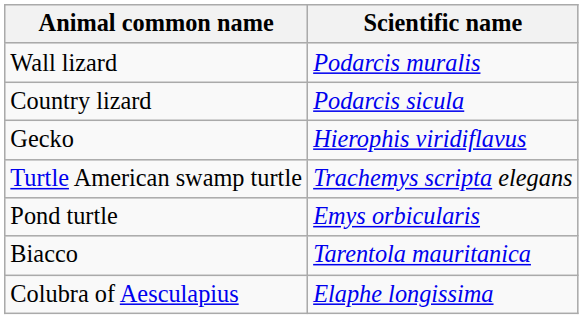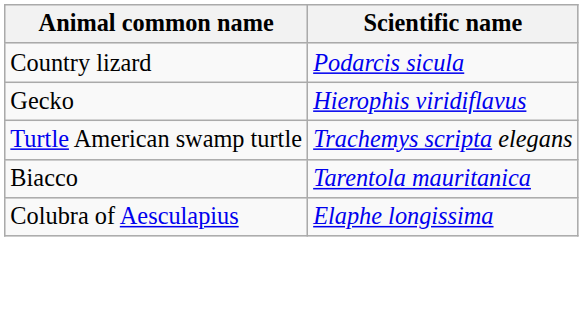- row: (64, 62)
- row: (64, 216)
